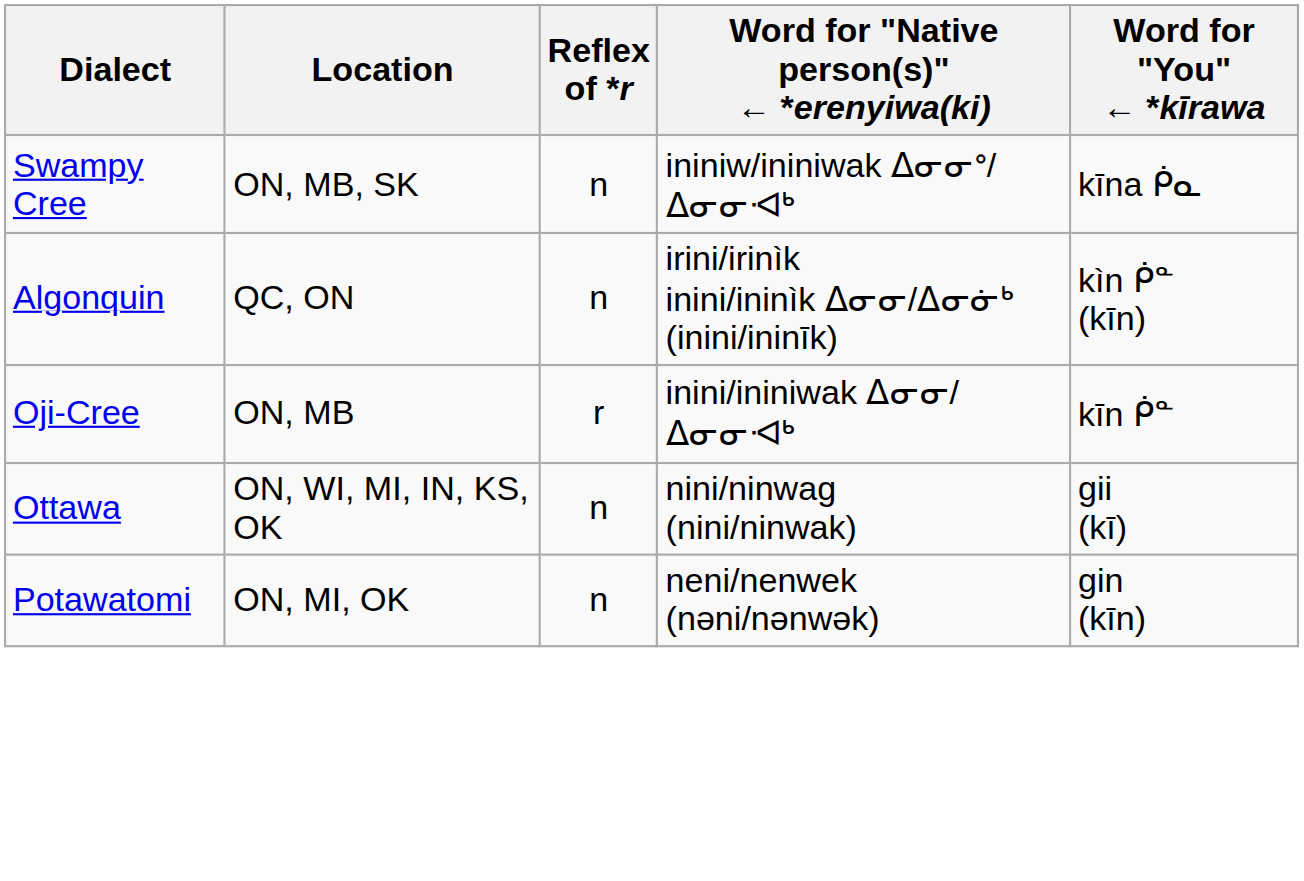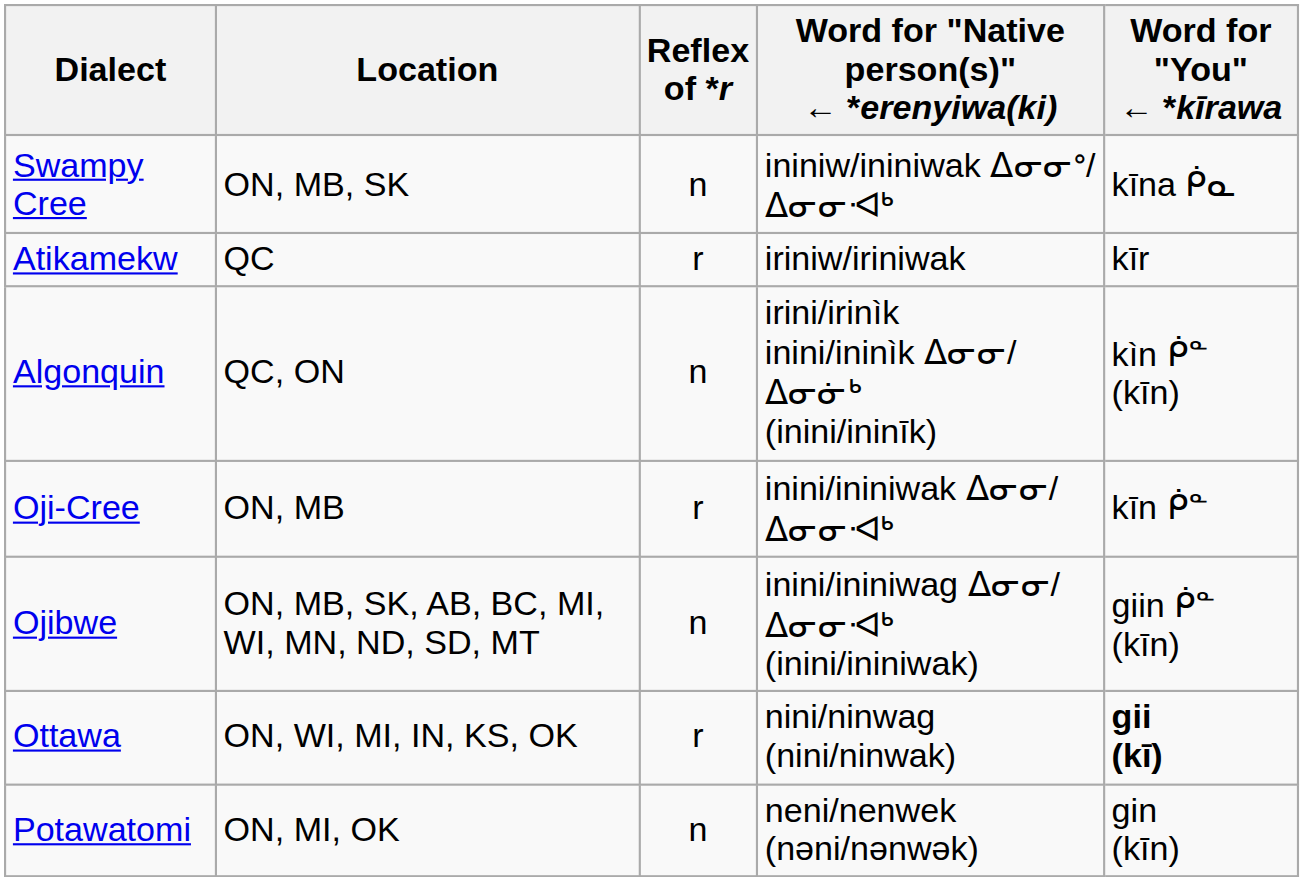+ row: (95, 258)
+ row: (65, 623)
(599, 507) n -> (698, 737) r
(1103, 507) normal -> (1137, 737) bold
